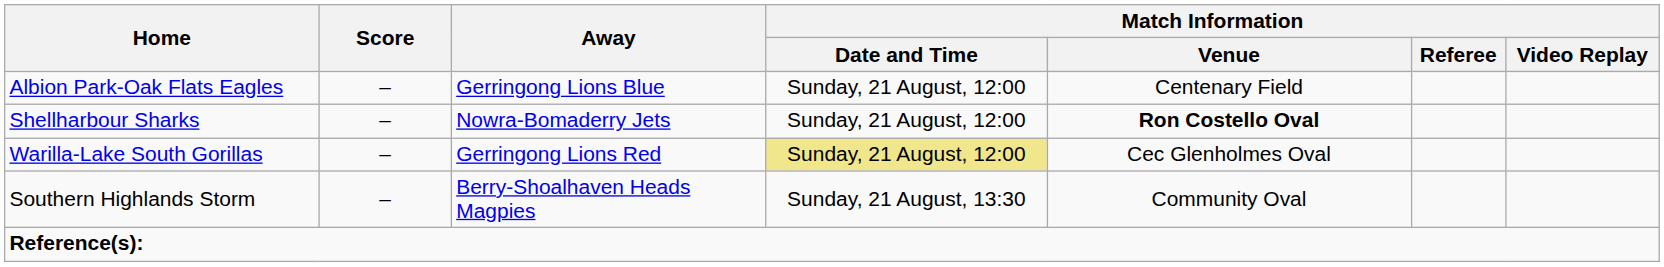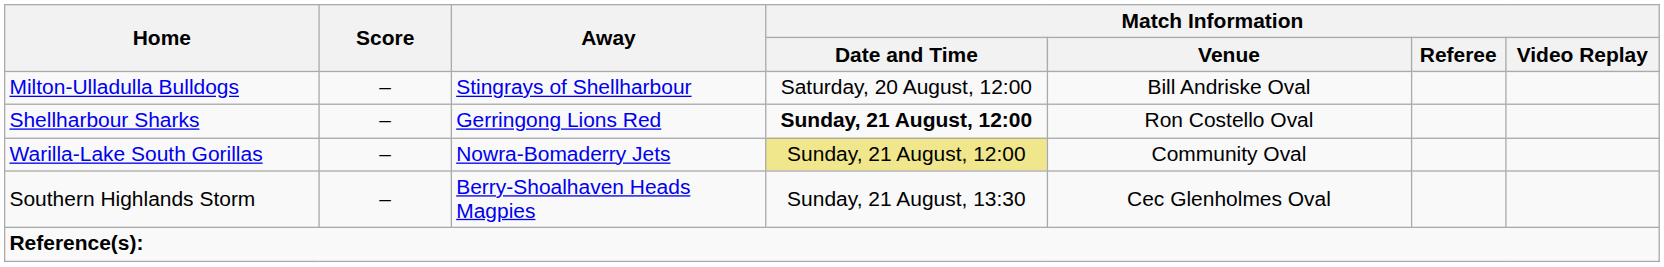+ row: (124, 87)
- row: (146, 87)
(563, 120) Nowra-Bomaderry Jets -> (559, 120) Gerringong Lions Red
(906, 120) normal -> (906, 120) bold
(1229, 120) bold -> (1229, 120) normal
(559, 154) Gerringong Lions Red -> (563, 154) Nowra-Bomaderry Jets
(1229, 154) Cec Glenholmes Oval -> (1229, 154) Community Oval
(1229, 199) Community Oval -> (1229, 199) Cec Glenholmes Oval
